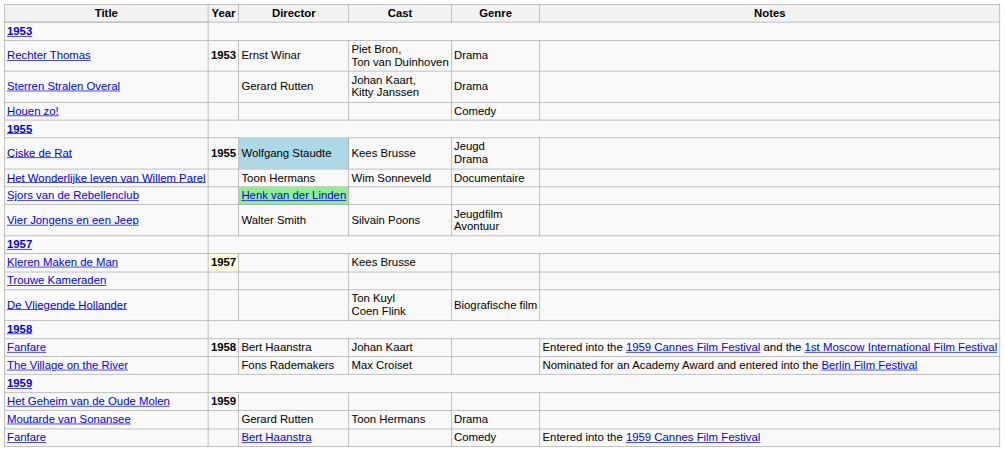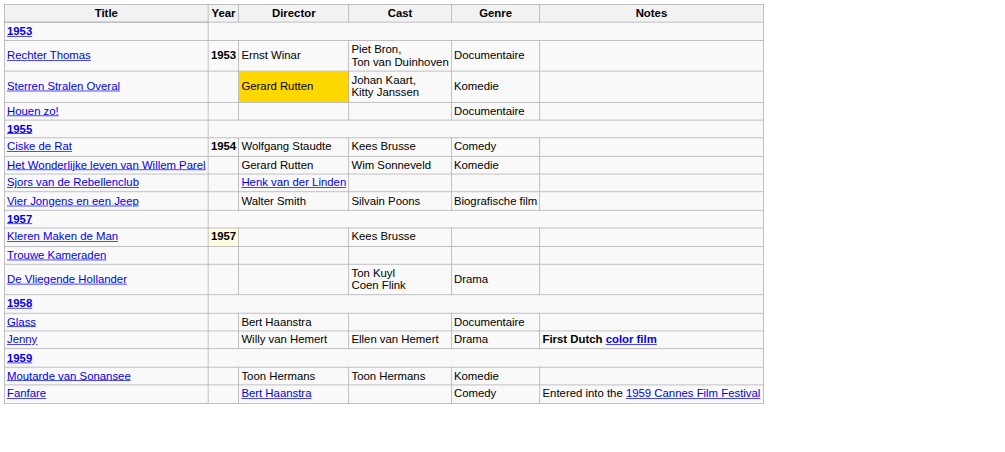(471, 55) Drama -> (489, 55) Documentaire
(277, 86) no background -> (277, 86) gold background
(471, 86) Drama -> (476, 86) Komedie
(475, 111) Comedy -> (489, 111) Documentaire
(224, 153) 1955 -> (224, 147) 1954
(286, 153) lightblue background -> (286, 147) no background
(471, 153) Jeugd Drama -> (475, 147) Comedy
(278, 177) Toon Hermans -> (277, 165) Gerard Rutten
(489, 177) Documentaire -> (476, 165) Komedie
(294, 195) lightgreen background -> (294, 183) no background
(478, 220) Jeugdfilm Avontuur -> (496, 201) Biografische film
(496, 305) Biografische film -> (471, 279) Drama
- row: (27, 347)
- row: (67, 365)
+ row: (21, 322)
+ row: (22, 340)
- row: (88, 401)
(277, 419) Gerard Rutten -> (278, 376) Toon Hermans
(471, 419) Drama -> (476, 376) Komedie
